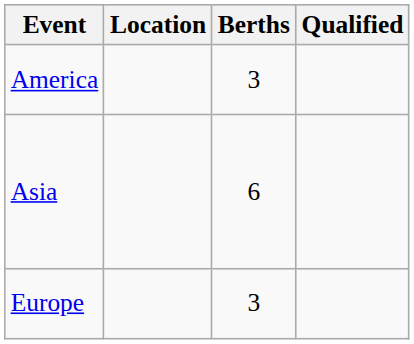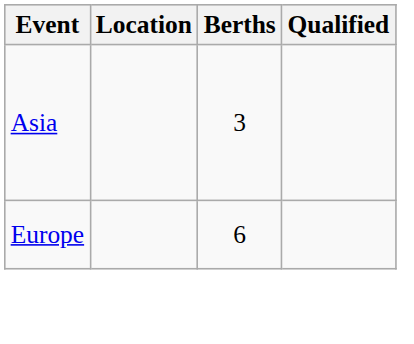- row: (54, 79)
(254, 191) 6 -> (240, 122) 3
(254, 303) 3 -> (240, 234) 6
